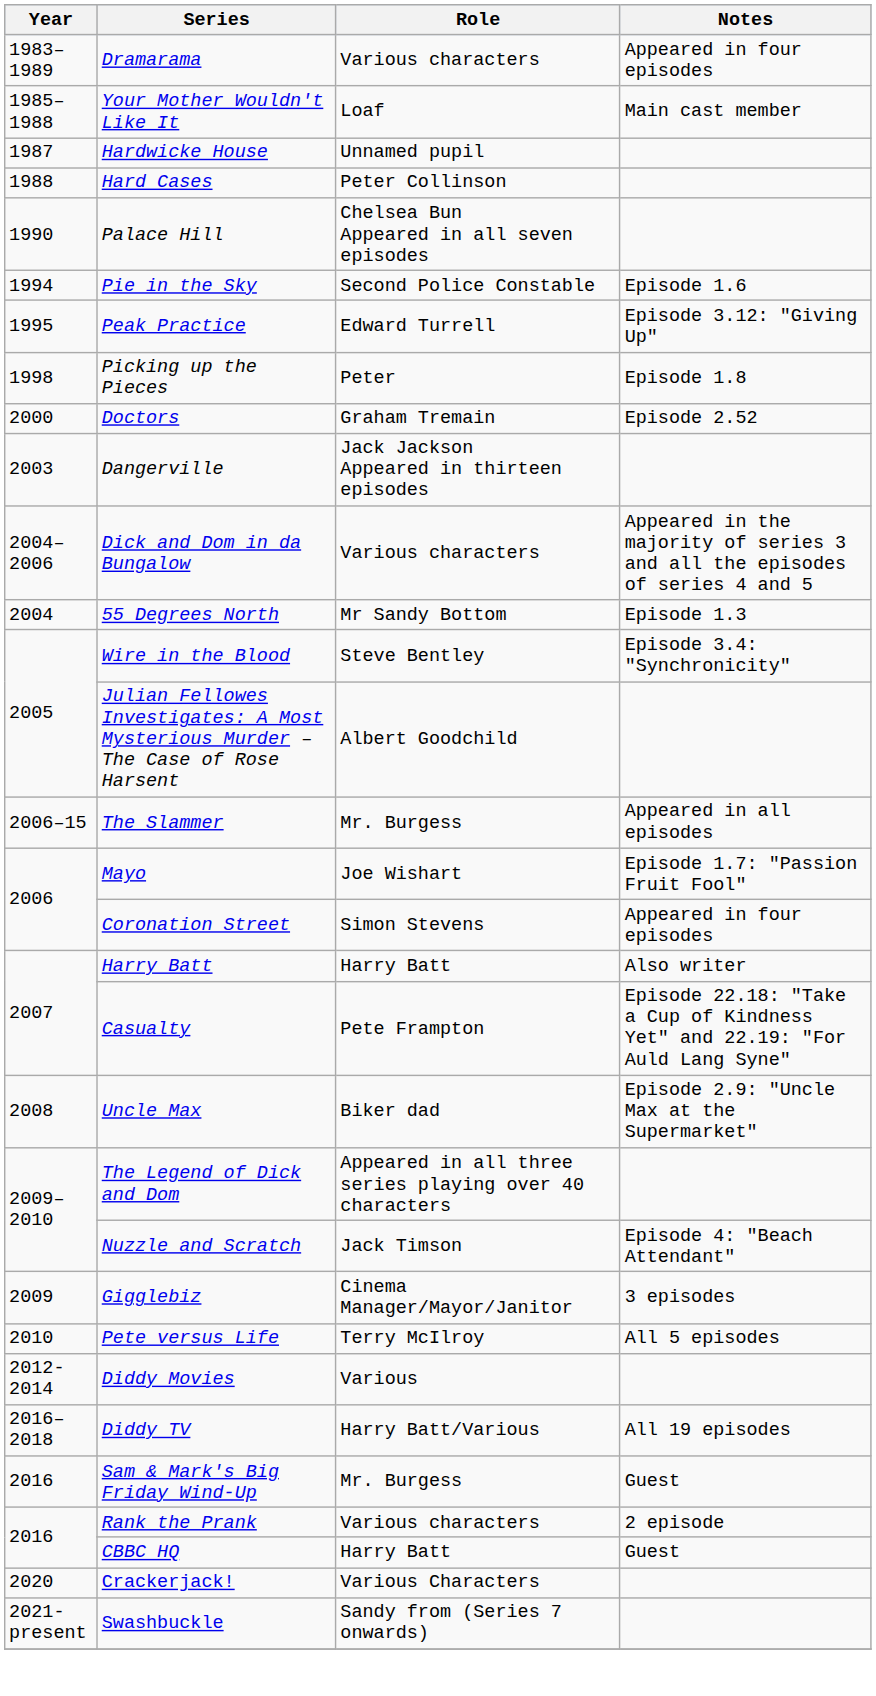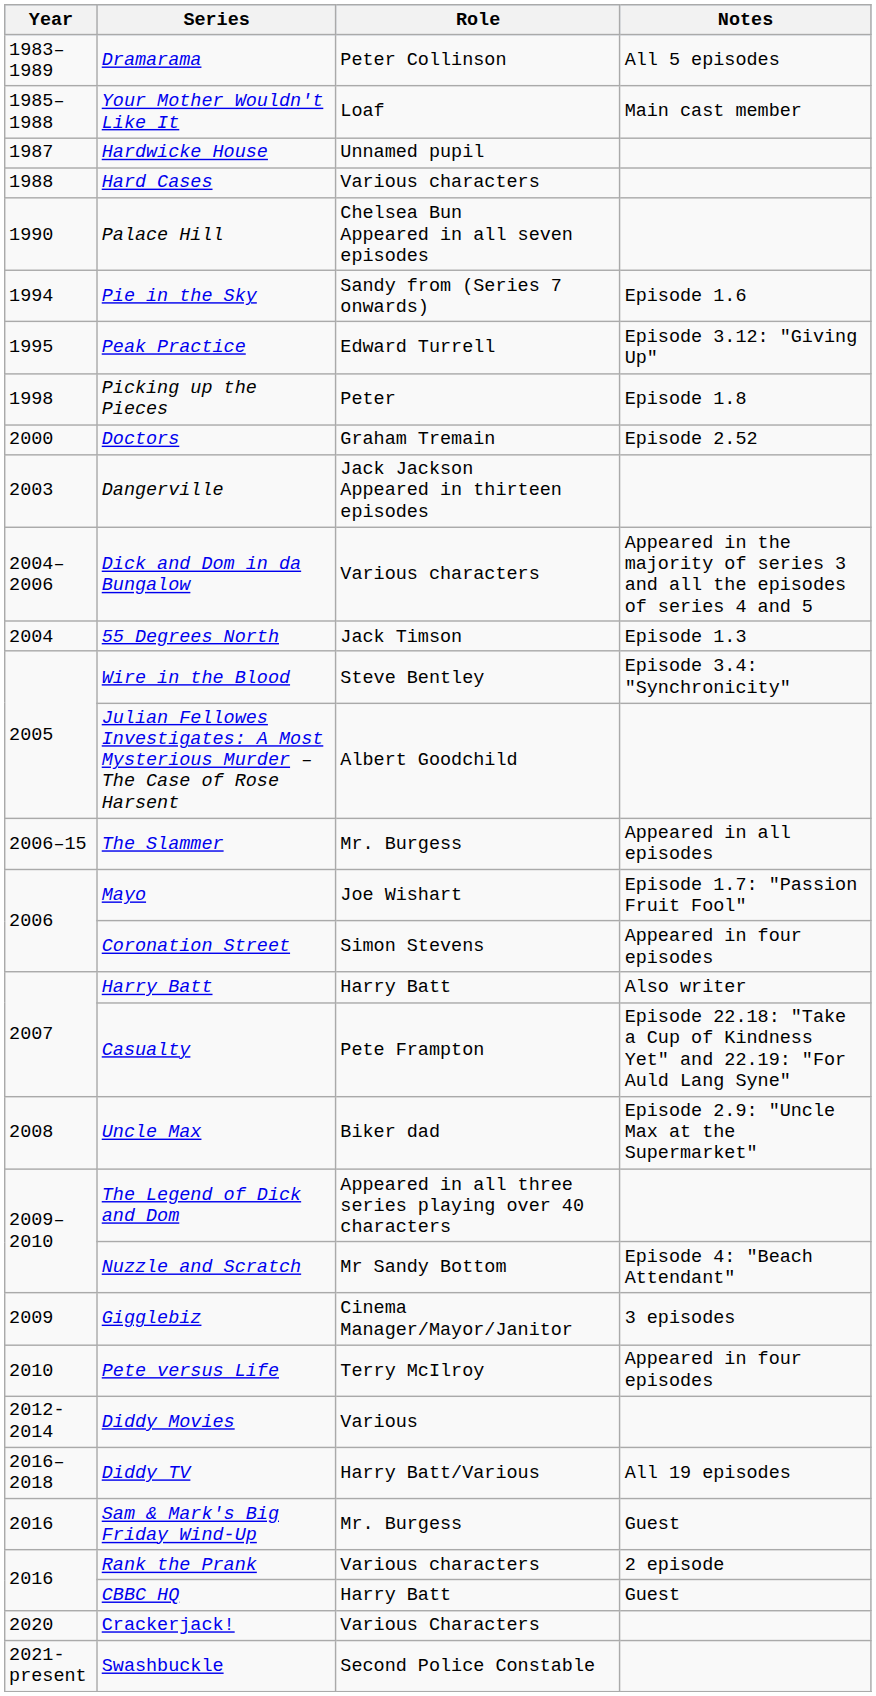(440, 60) Various characters -> (423, 60) Peter Collinson
(713, 60) Appeared in four episodes -> (702, 60) All 5 episodes
(423, 183) Peter Collinson -> (440, 183) Various characters
(468, 285) Second Police Constable -> (451, 296) Sandy from (Series 7 onwards)
(423, 615) Mr Sandy Bottom -> (401, 636) Jack Timson
(401, 1246) Jack Timson -> (423, 1267) Mr Sandy Bottom
(702, 1338) All 5 episodes -> (713, 1370) Appeared in four episodes
(451, 1623) Sandy from (Series 7 onwards) -> (468, 1666) Second Police Constable
